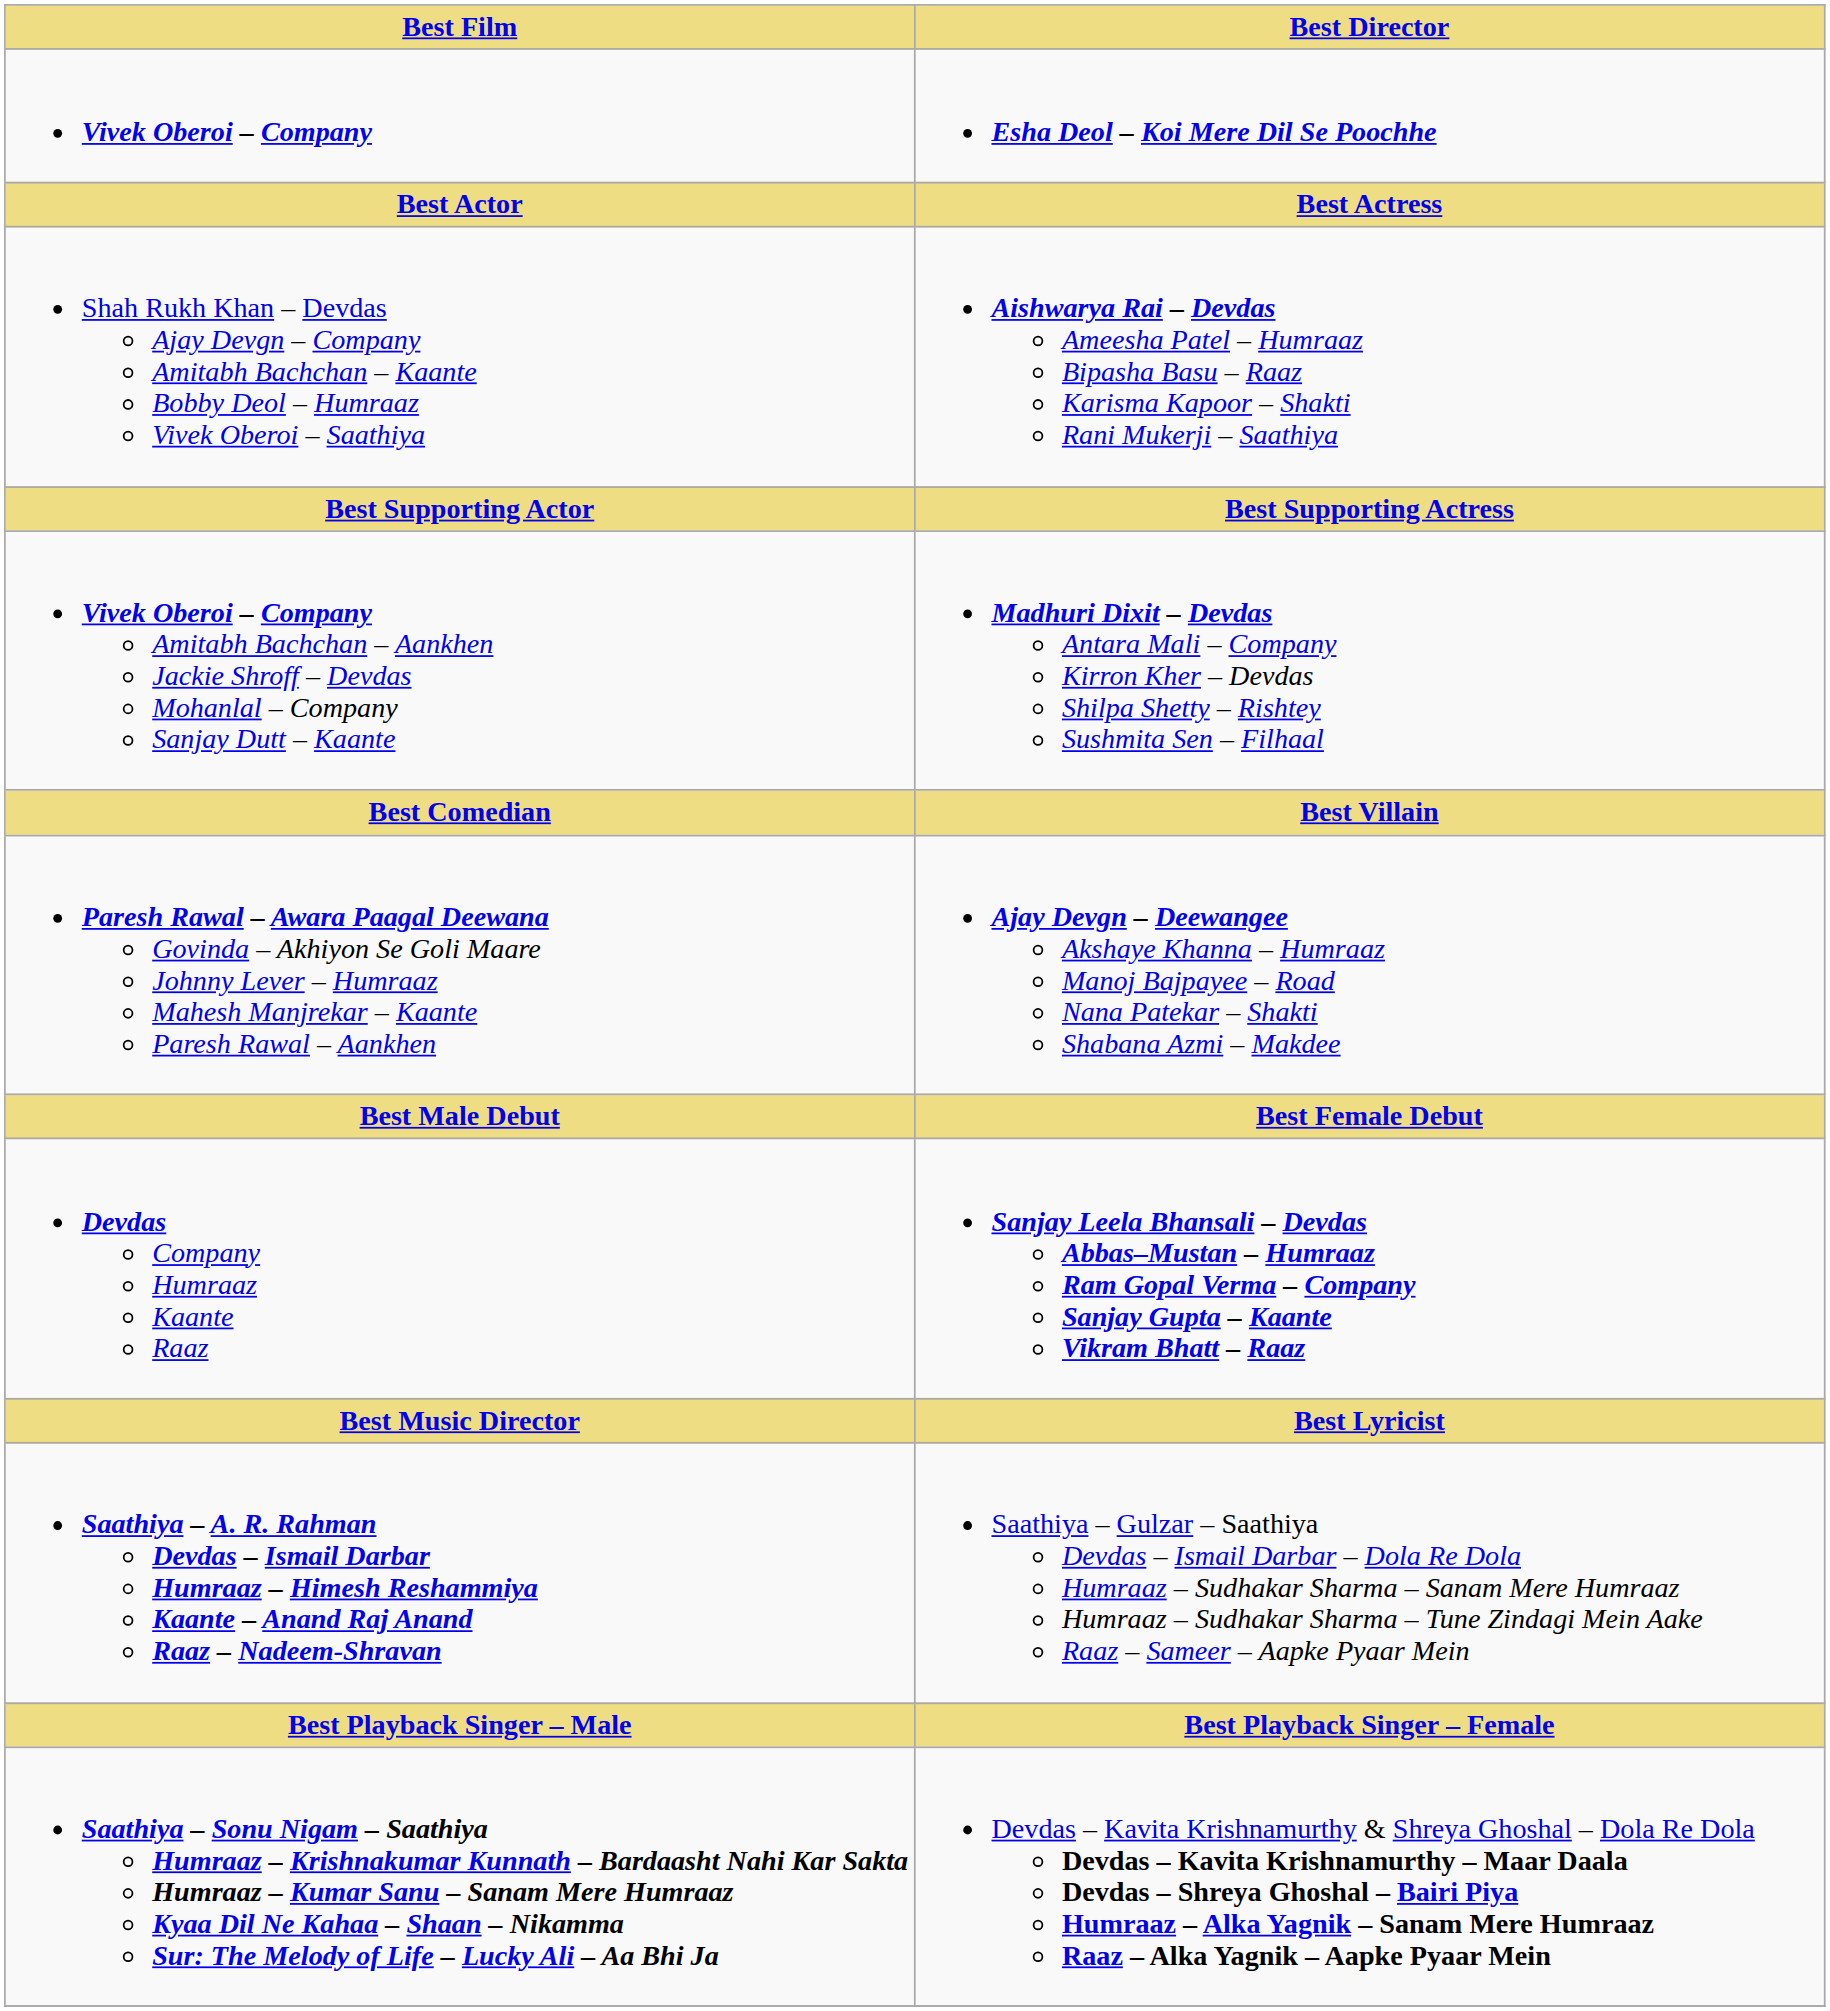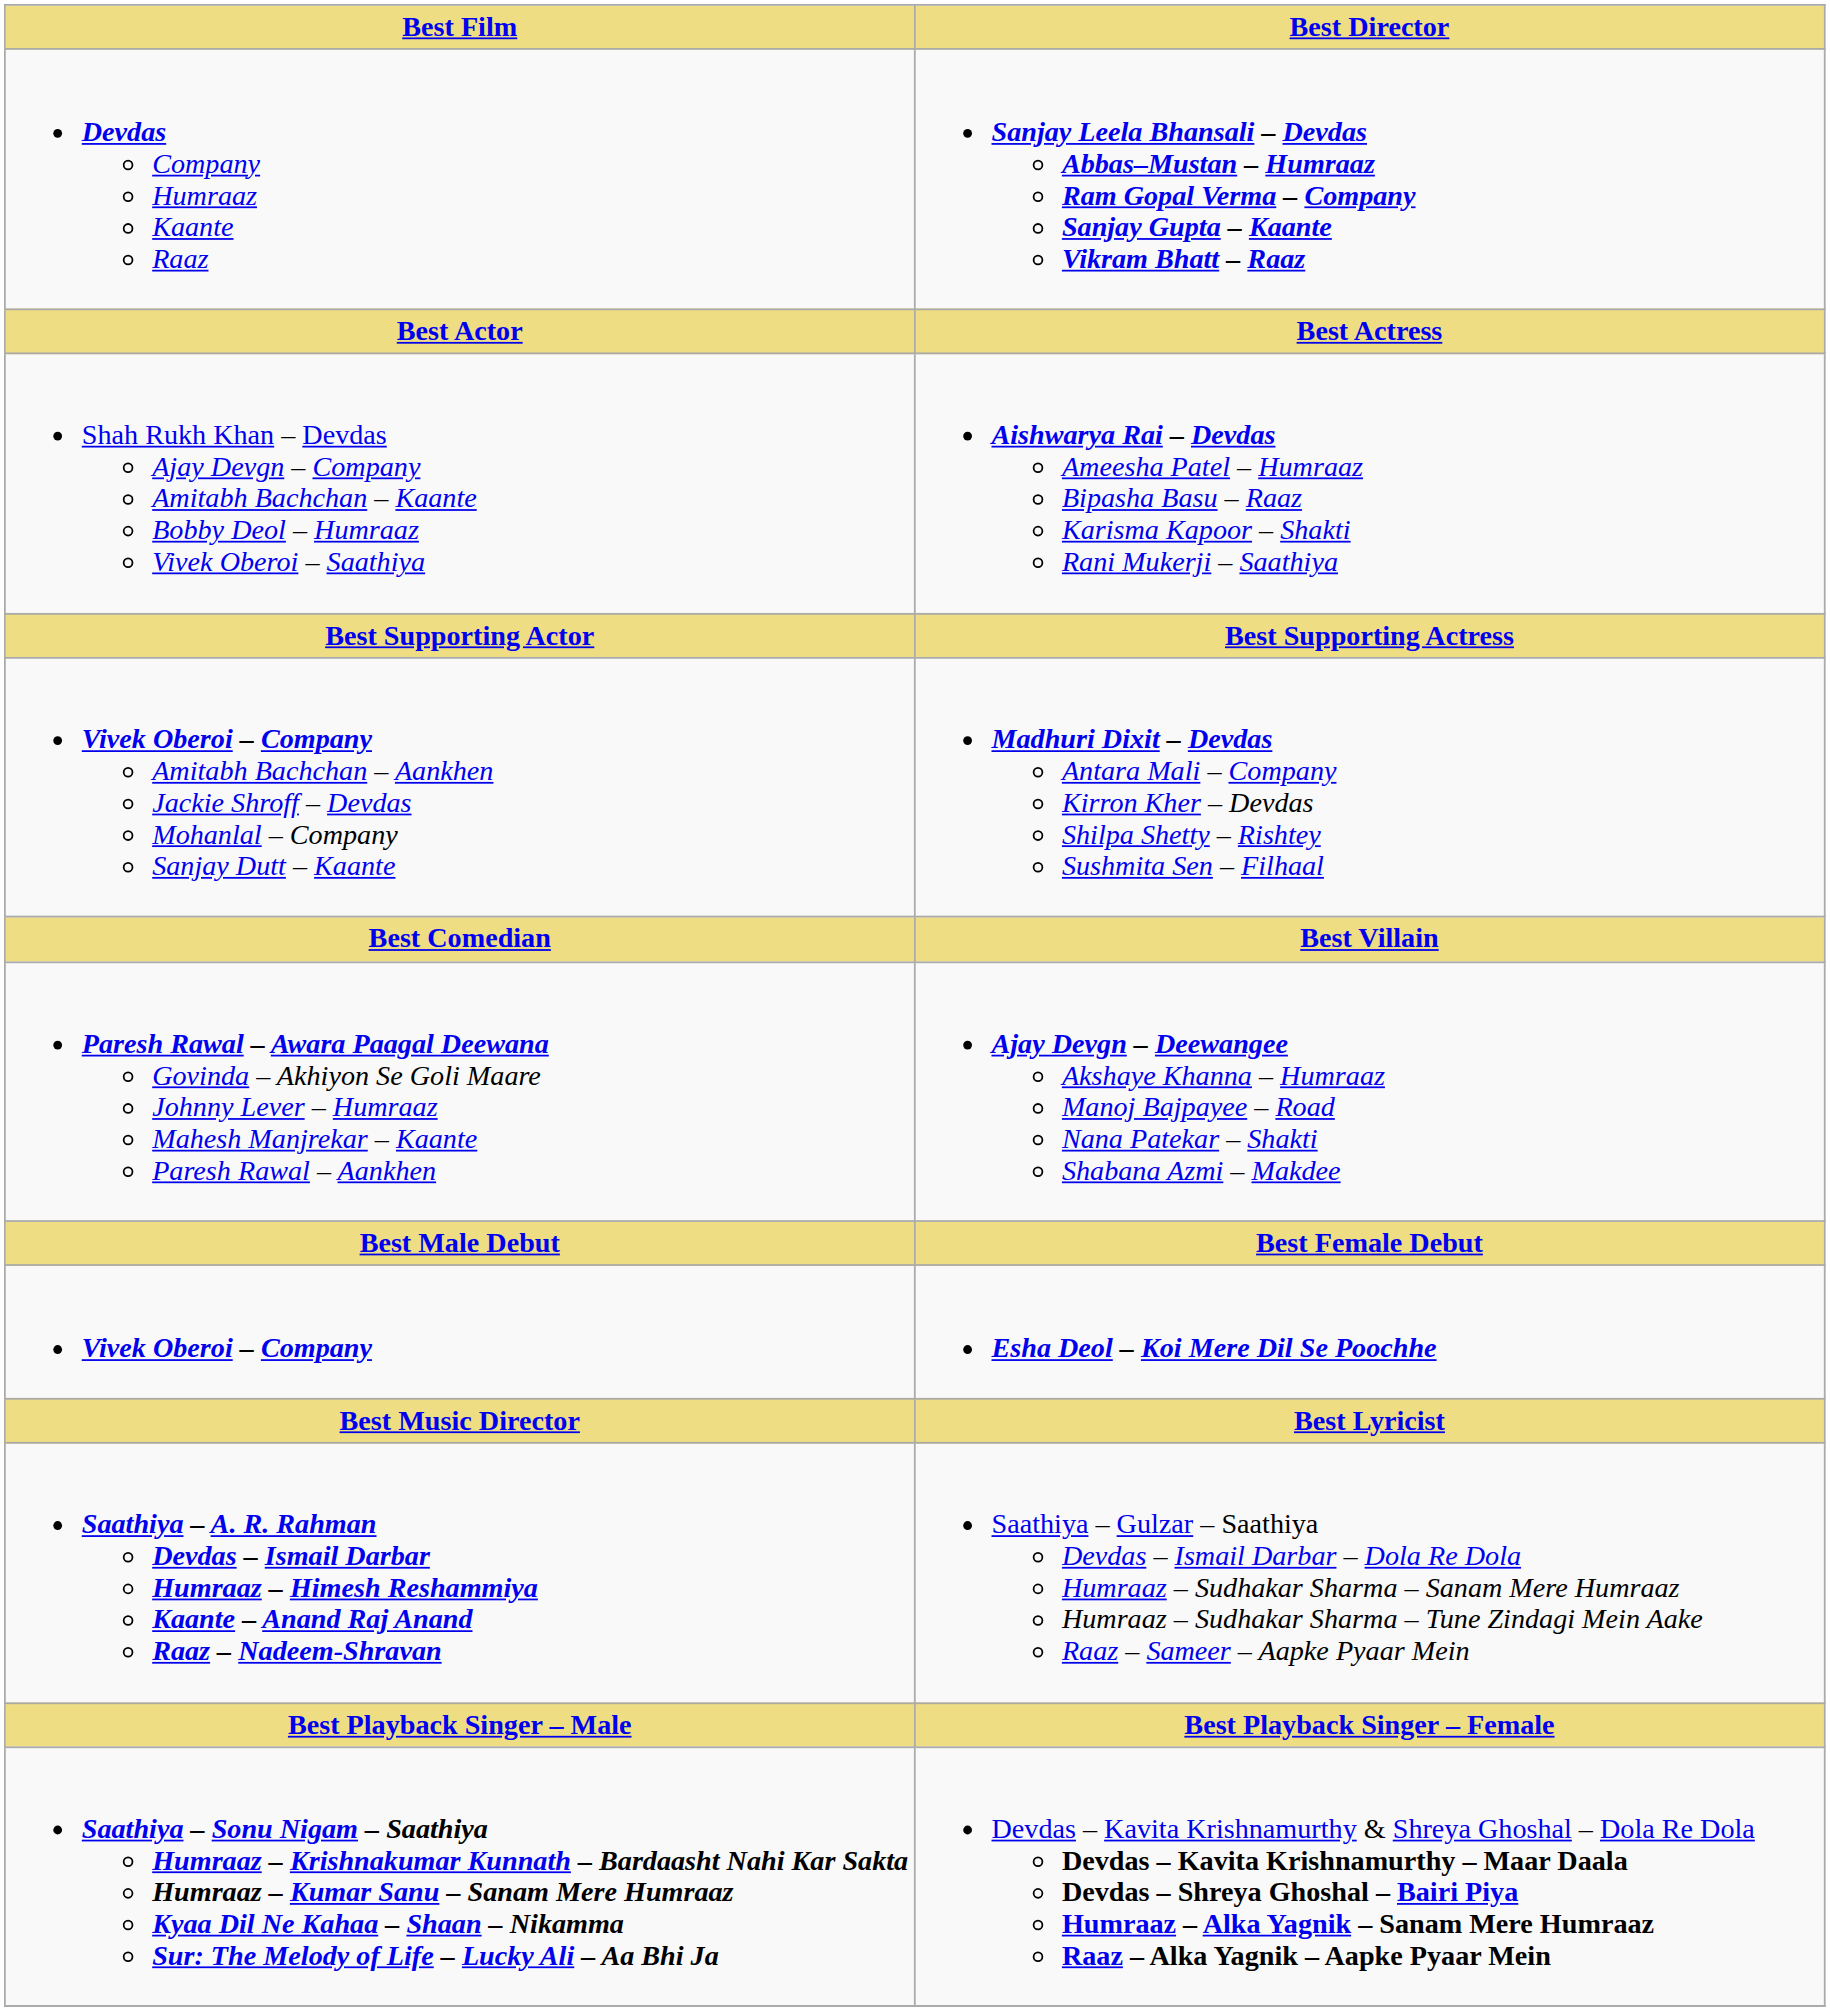rows swapped: (460, 1285) <-> (460, 132)
